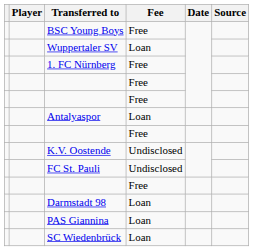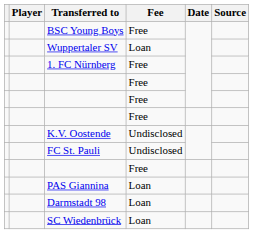- row: (74, 116)
rows swapped: (77, 202) <-> (78, 220)
